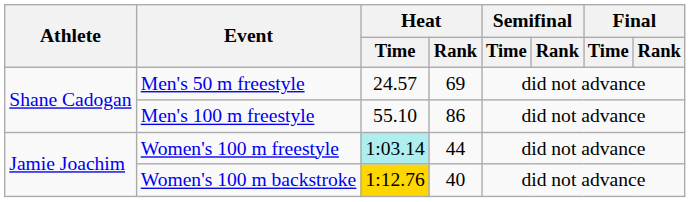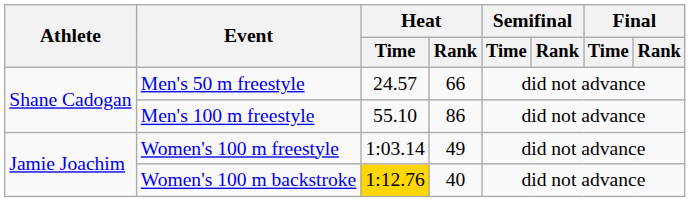(455, 83) 69 -> (455, 83) 66
(395, 148) paleturquoise background -> (395, 148) no background
(455, 148) 44 -> (455, 148) 49
